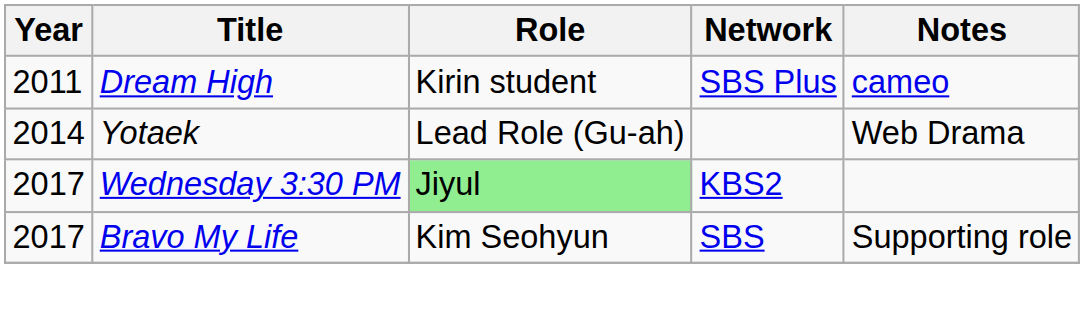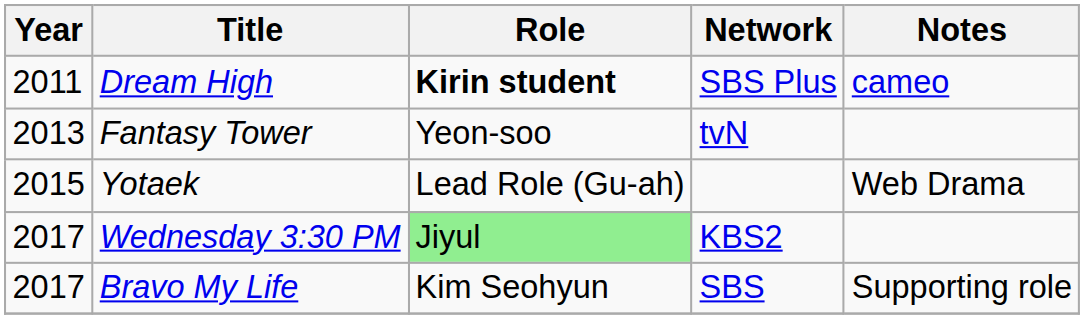(506, 81) normal -> (516, 81) bold
+ row: (206, 133)
(49, 133) 2014 -> (49, 184) 2015
